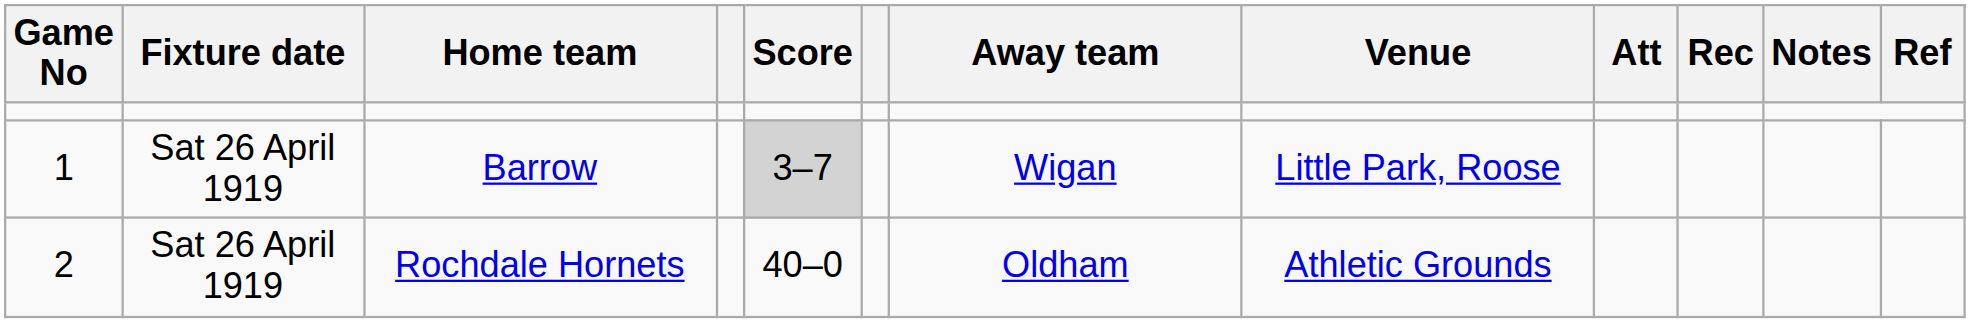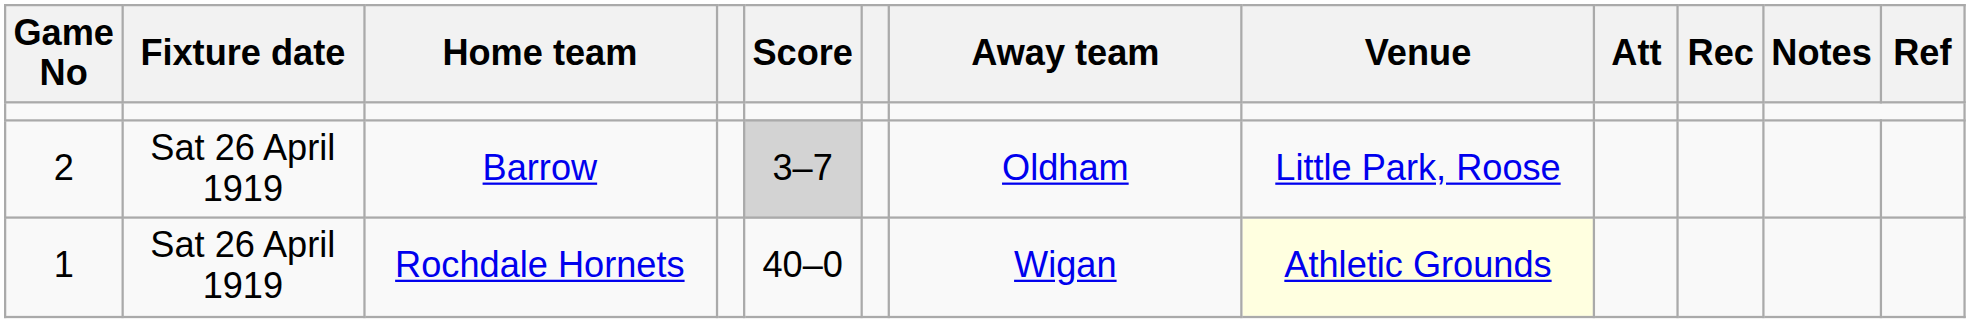(64, 168) 1 -> (64, 168) 2
(1065, 168) Wigan -> (1065, 168) Oldham
(64, 266) 2 -> (64, 266) 1
(1065, 266) Oldham -> (1065, 266) Wigan
(1418, 266) no background -> (1418, 266) lightyellow background
